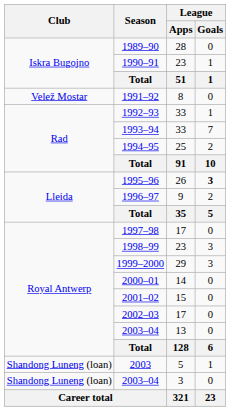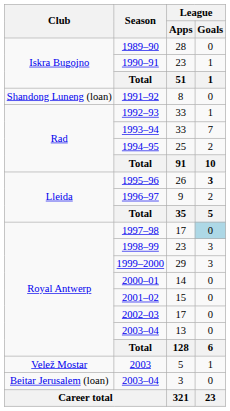(59, 96) Velež Mostar -> (59, 96) Shandong Luneng (loan)
(210, 230) no background -> (210, 230) lightblue background
(59, 364) Shandong Luneng (loan) -> (59, 364) Velež Mostar
(59, 381) Shandong Luneng (loan) -> (59, 381) Beitar Jerusalem (loan)
